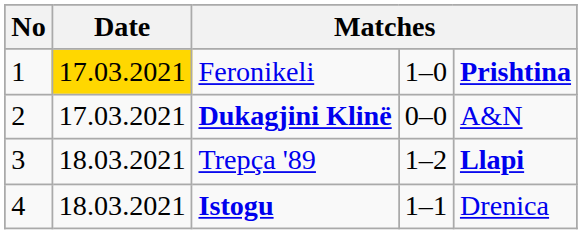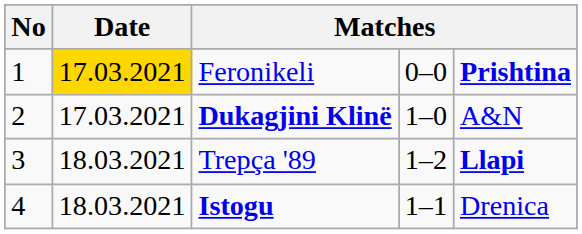(426, 71) 1–0 -> (426, 71) 0–0
(426, 116) 0–0 -> (426, 116) 1–0
